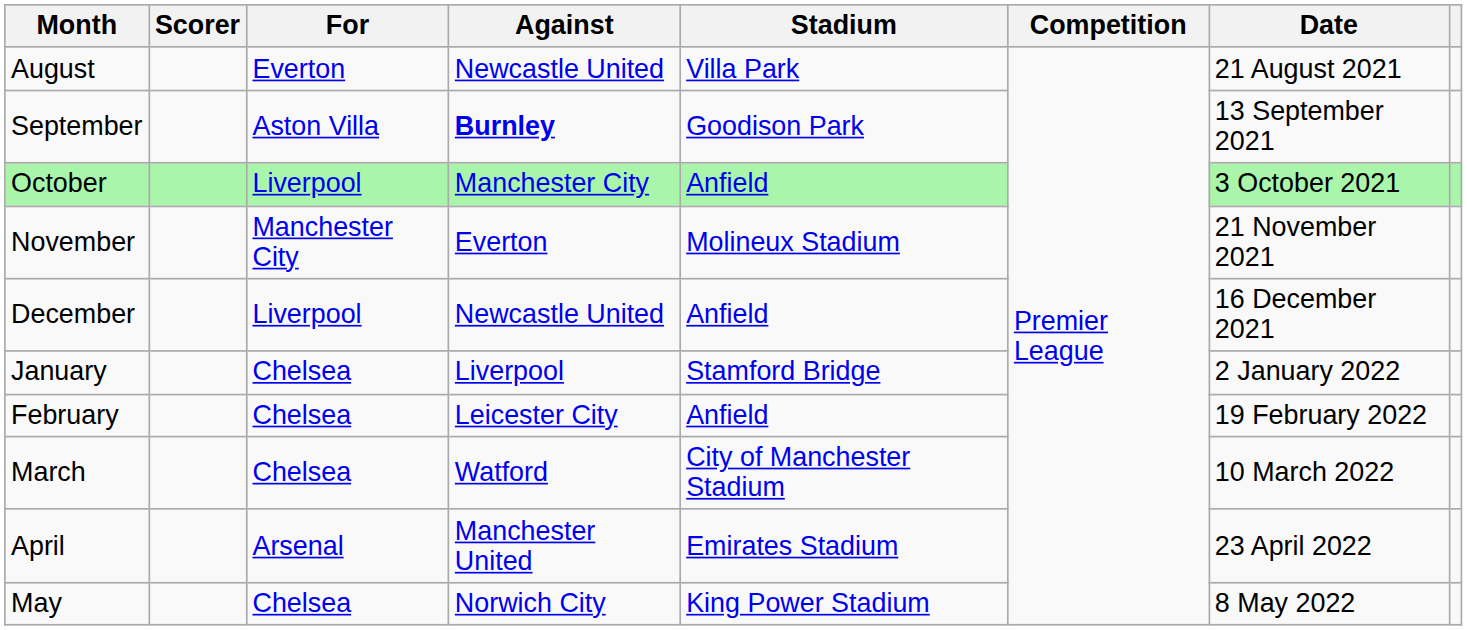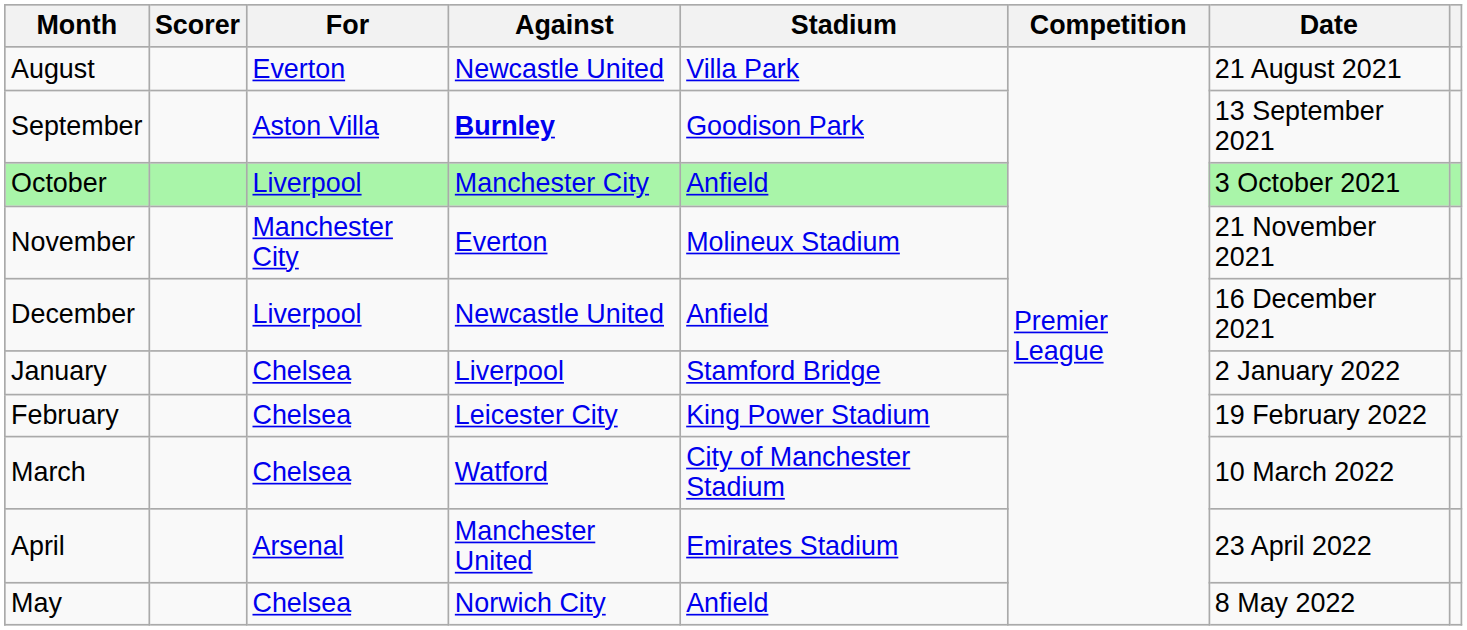(727, 414) Anfield -> (808, 414) King Power Stadium
(808, 603) King Power Stadium -> (727, 603) Anfield
